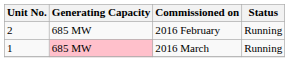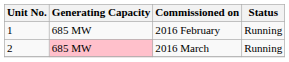(10, 30) 2 -> (10, 30) 1
(10, 48) 1 -> (10, 48) 2
